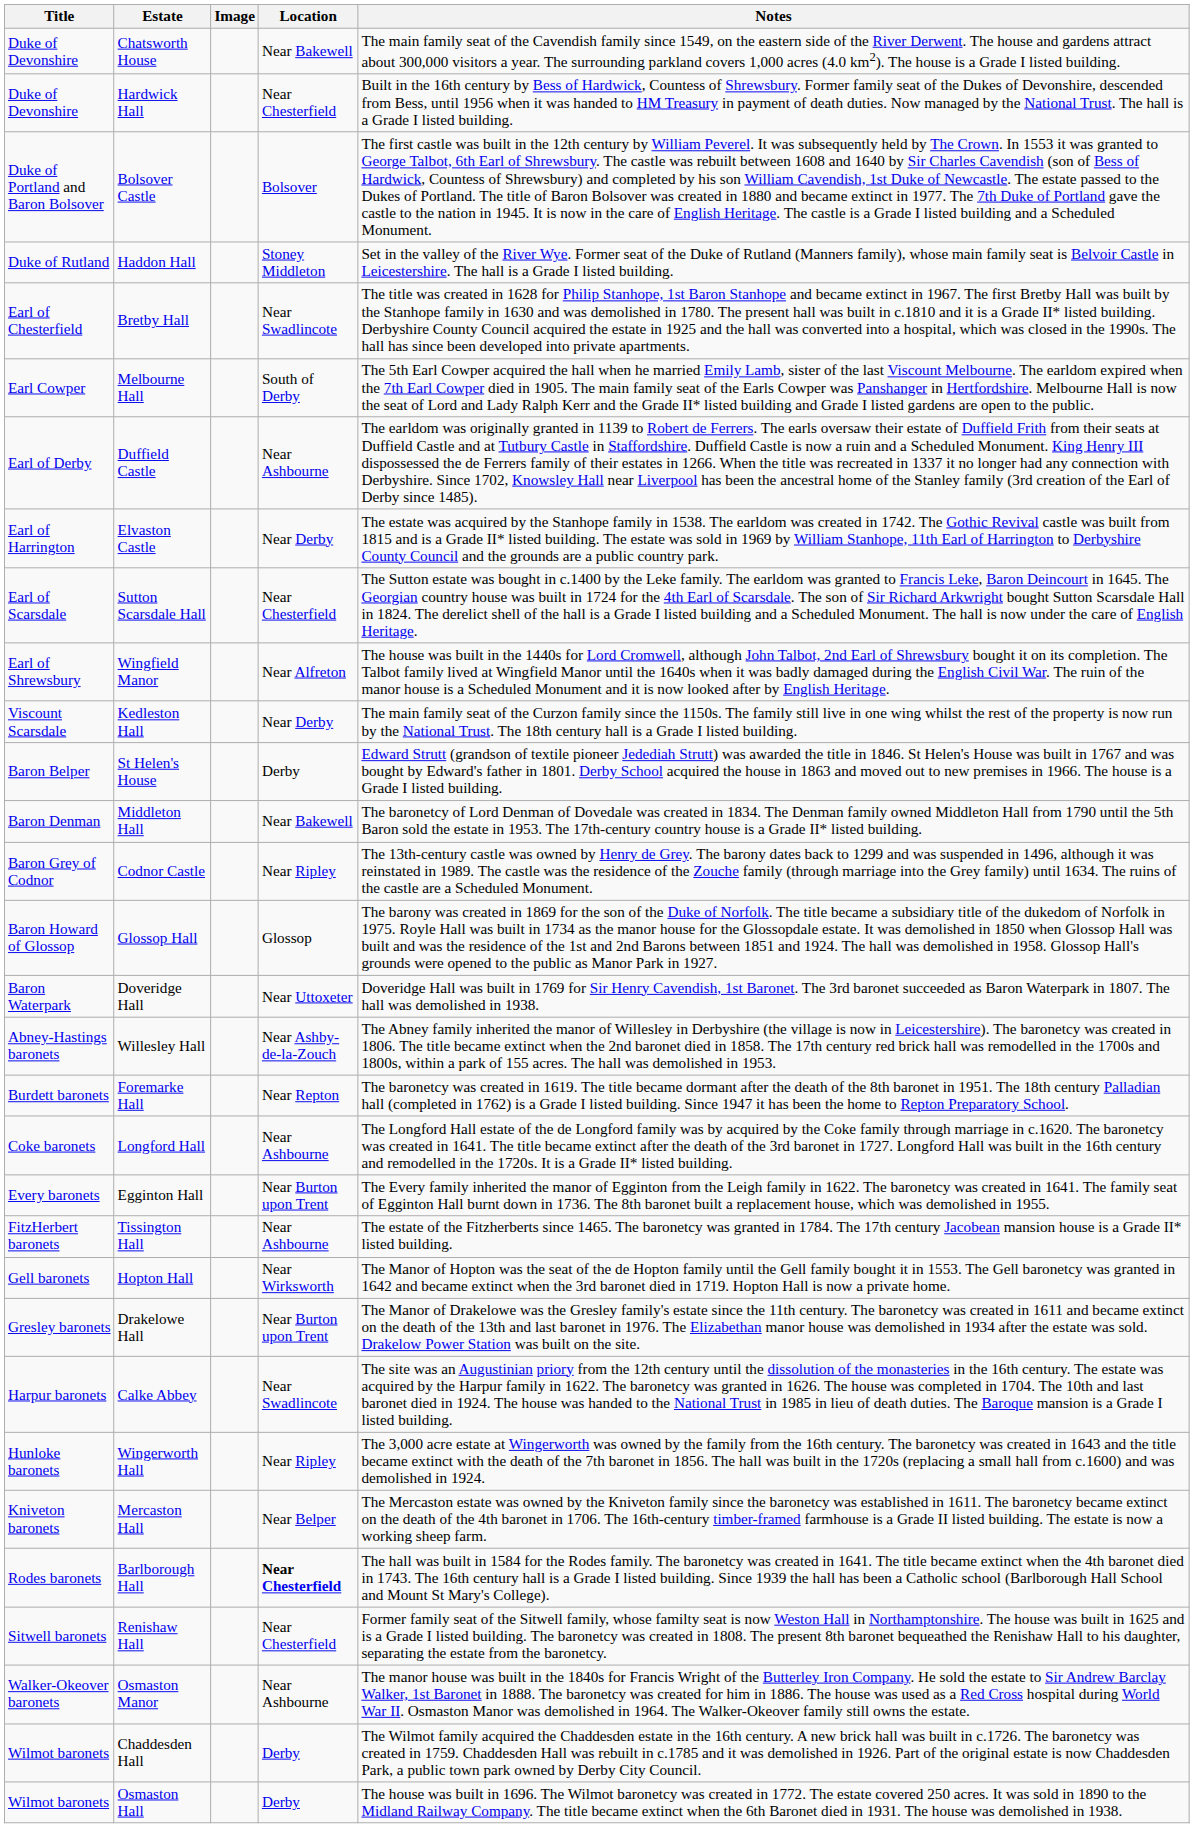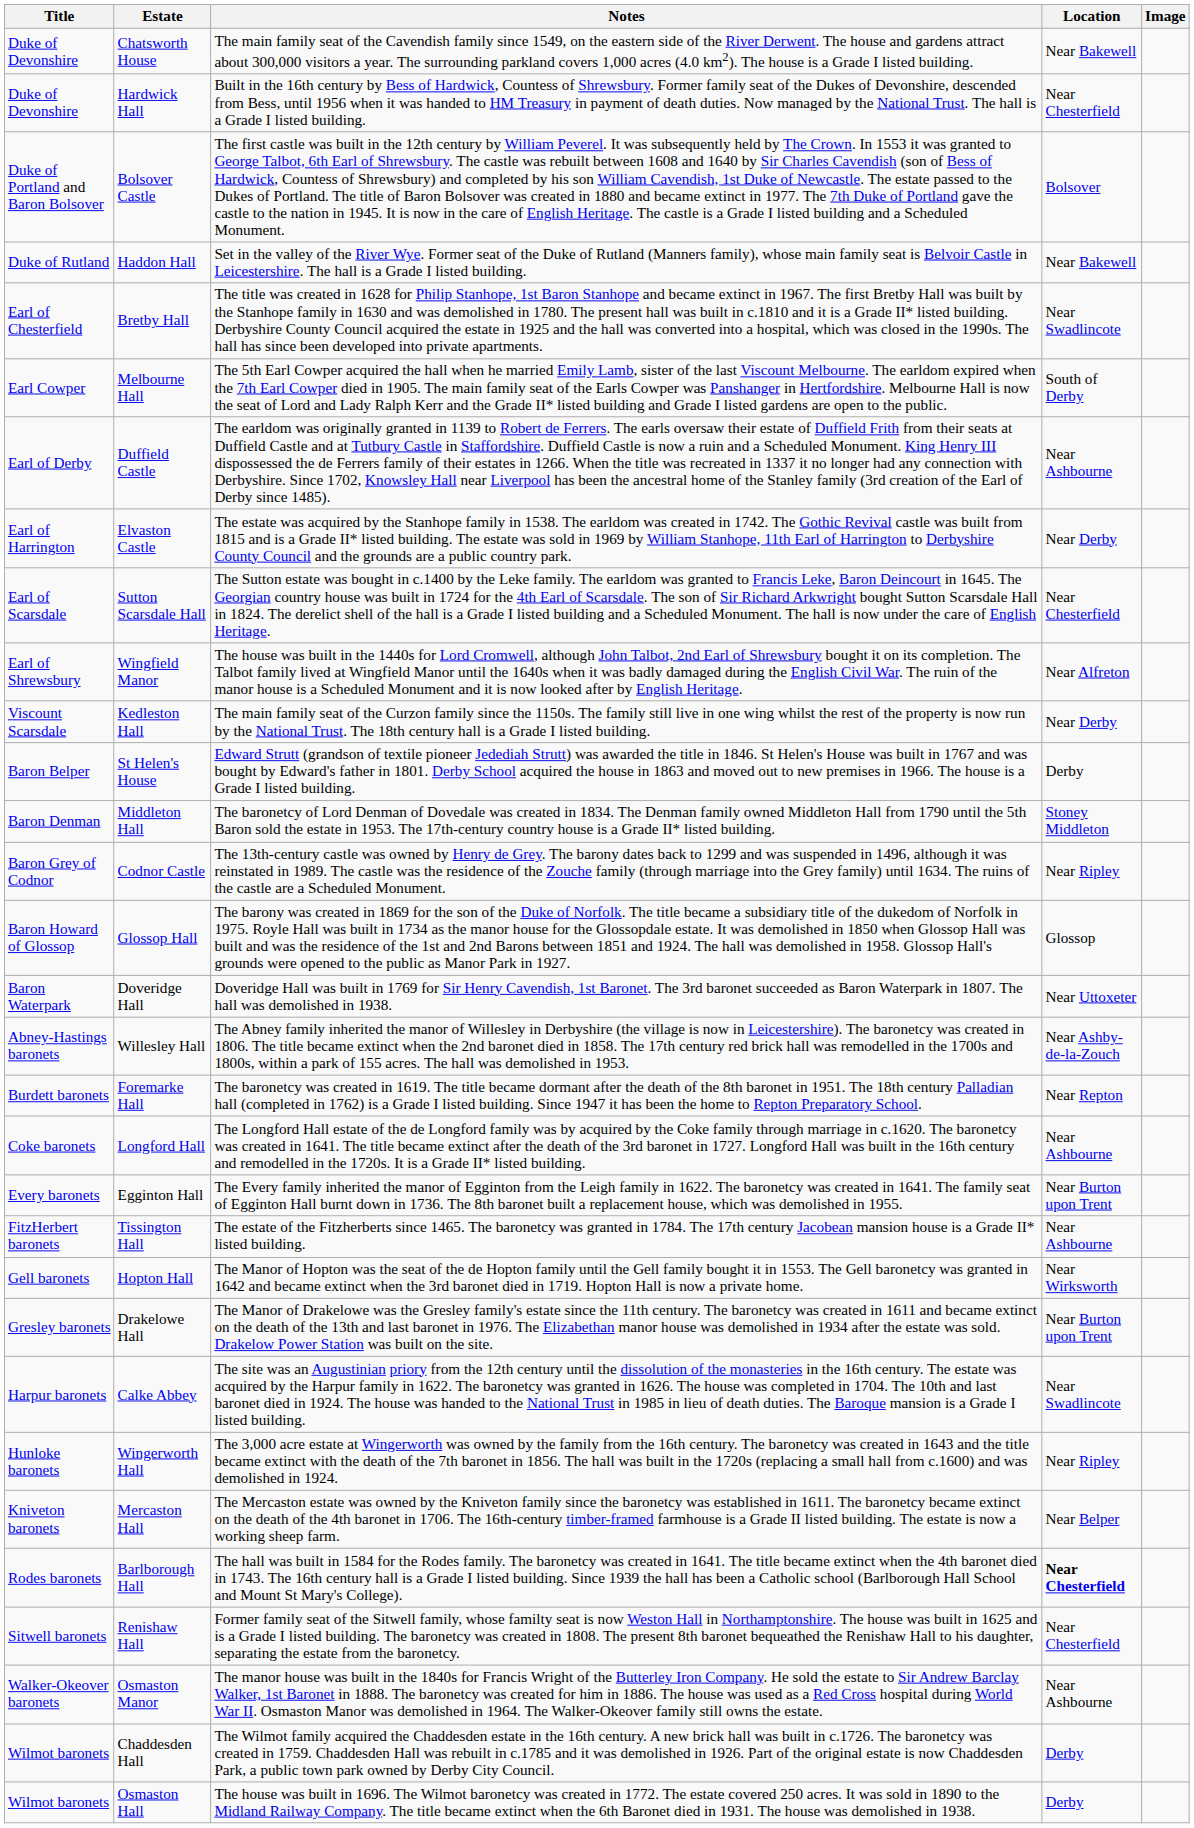columns swapped: (235, 16) <-> (774, 16)
(294, 262) Stoney Middleton -> (1091, 262) Near Bakewell
(307, 821) Near Bakewell -> (1077, 821) Stoney Middleton
